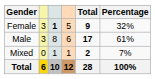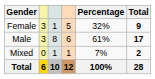columns swapped: (88, 12) <-> (125, 12)
(55, 26) bold -> (55, 26) normal
